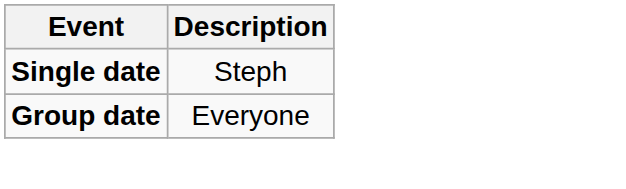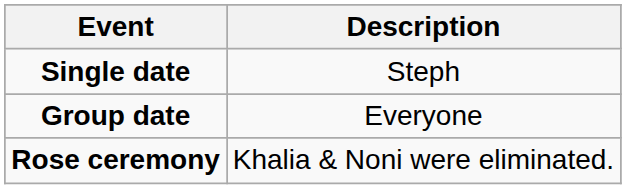+ row: (116, 159)
